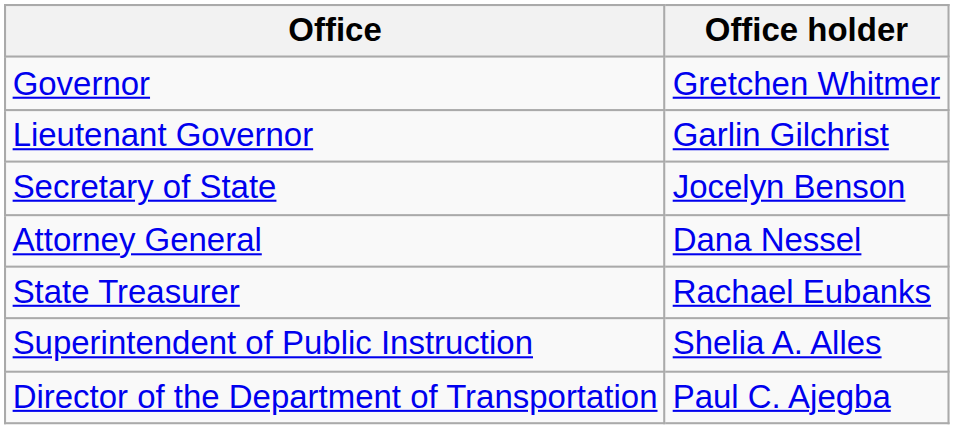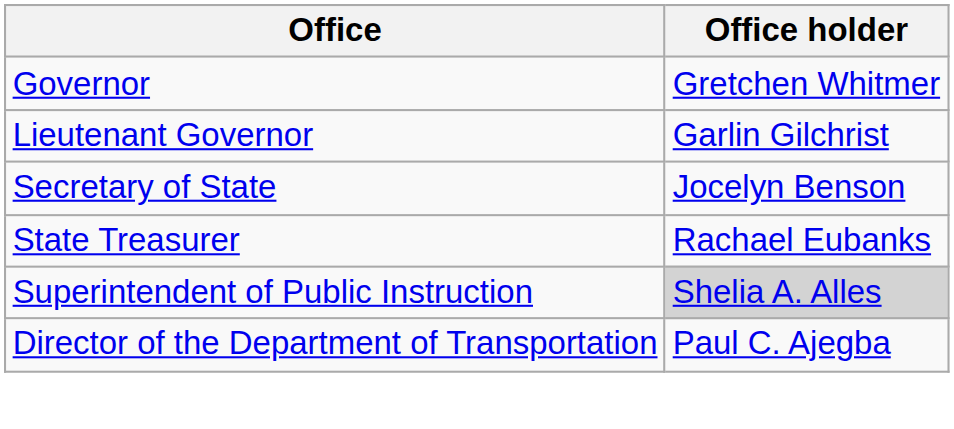- row: (137, 239)
(777, 344) no background -> (777, 291) lightgrey background
